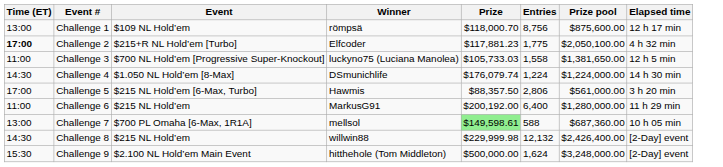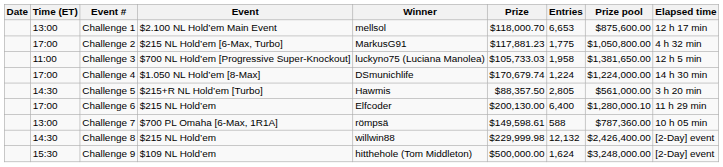+ column: (17, 12)
(152, 28) $109 NL Hold’em -> (208, 28) $2.100 NL Hold’em Main Event
(346, 28) römpsä -> (371, 28) mellsol
(535, 28) 8,756 -> (562, 28) 6,653
(19, 43) bold -> (45, 43) normal
(175, 43) $215+R NL Hold’em [Turbo] -> (211, 43) $215 NL Hold’em [6-Max, Turbo]
(347, 43) Elfcoder -> (381, 43) MarkusG91
(593, 43) $2,050,100.00 -> (619, 43) $1,050,800.00
(535, 59) 1,558 -> (562, 59) 1,958
(19, 75) 14:30 -> (45, 75) 17:00
(491, 75) $176,079.74 -> (517, 75) $170,679.74
(19, 91) 17:00 -> (45, 91) 14:30
(185, 91) $215 NL Hold’em [6-Max, Turbo] -> (201, 91) $215+R NL Hold’em [Turbo]
(535, 91) 2,806 -> (562, 91) 2,805
(19, 106) 11:00 -> (45, 106) 17:00
(355, 106) MarkusG91 -> (373, 106) Elfcoder
(491, 106) $200,192.00 -> (517, 106) $200,130.00
(593, 106) $1,280,000.00 -> (619, 106) $1,280,000.10
(345, 122) mellsol -> (372, 122) römpsä
(491, 122) lightgreen background -> (517, 122) no background
(597, 122) $687,360.00 -> (623, 122) $787,360.00
(182, 153) $2.100 NL Hold’em Main Event -> (178, 153) $109 NL Hold’em
